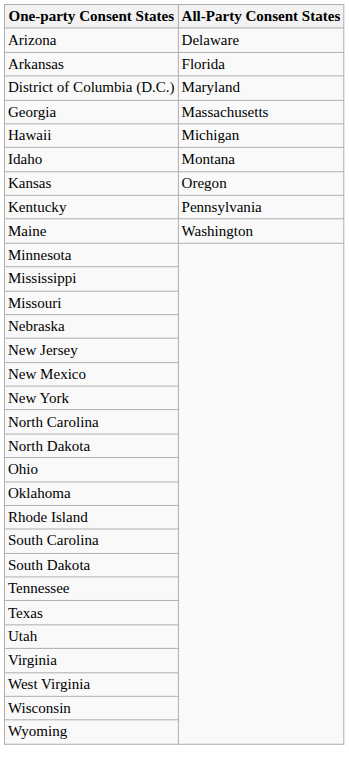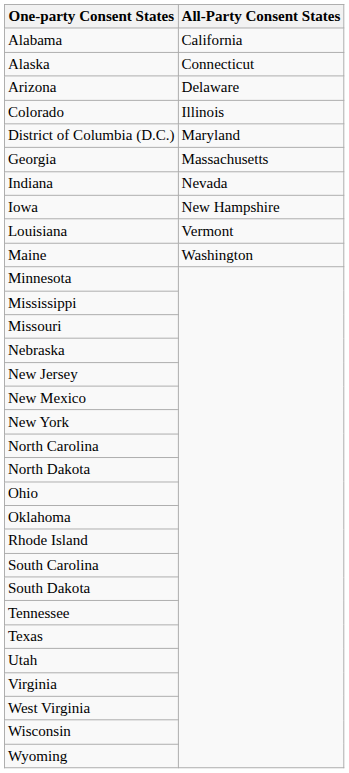+ row: (35, 40)
+ row: (29, 64)
- row: (36, 64)
+ row: (36, 111)
- row: (30, 135)
- row: (25, 159)
+ row: (30, 183)
+ row: (23, 207)
- row: (30, 183)
- row: (37, 207)
+ row: (38, 231)
